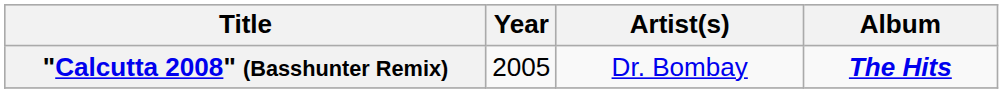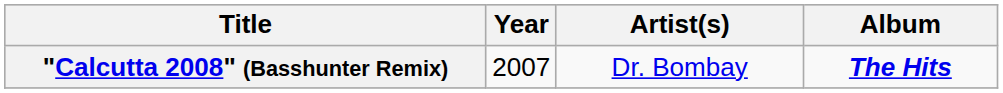(521, 66) 2005 -> (521, 66) 2007
